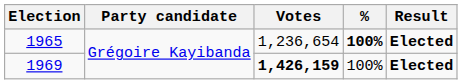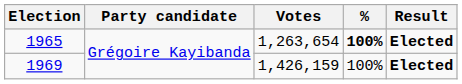(299, 41) 1,236,654 -> (299, 41) 1,263,654
(299, 66) bold -> (299, 66) normal
